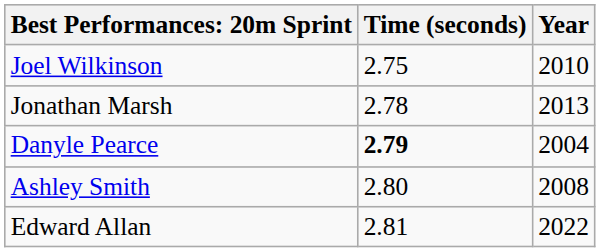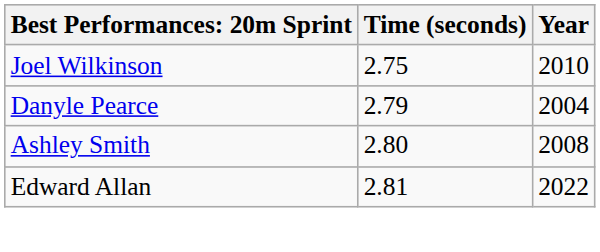- row: (92, 105)
(386, 145) bold -> (386, 105) normal
